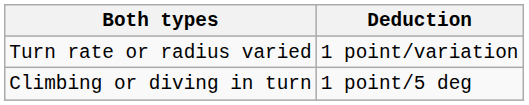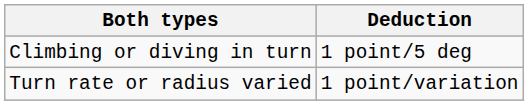rows swapped: (160, 52) <-> (160, 84)
